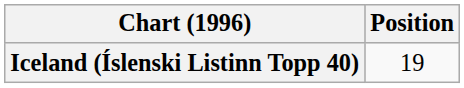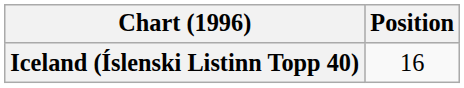(412, 62) 19 -> (412, 62) 16
